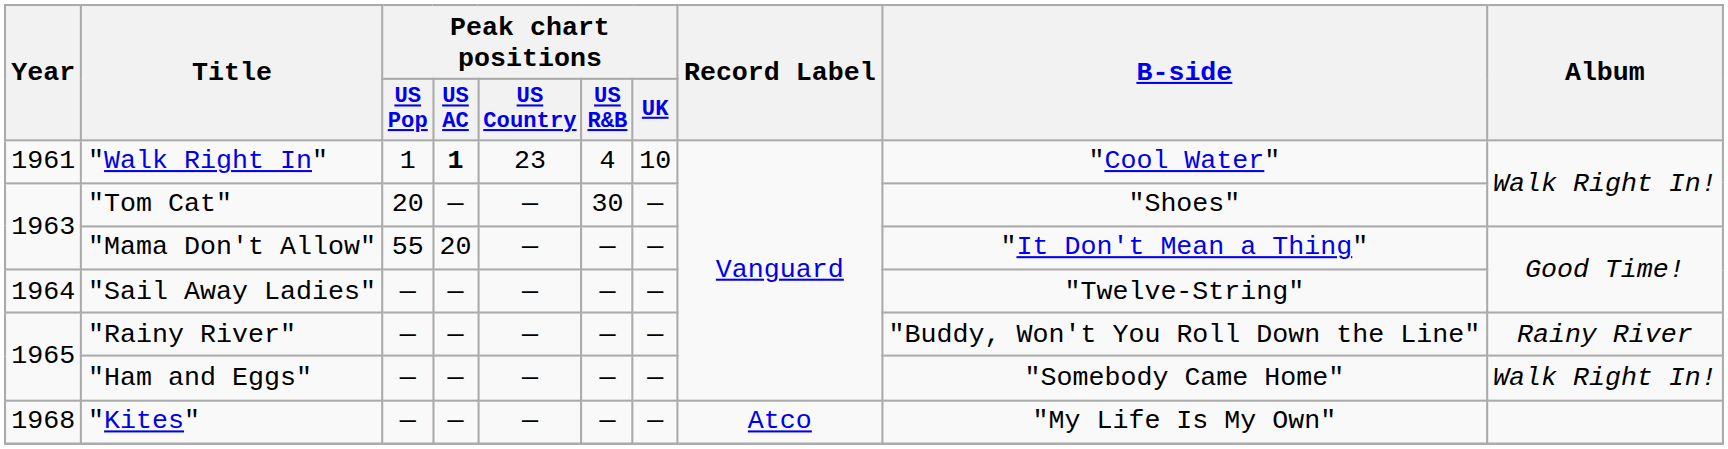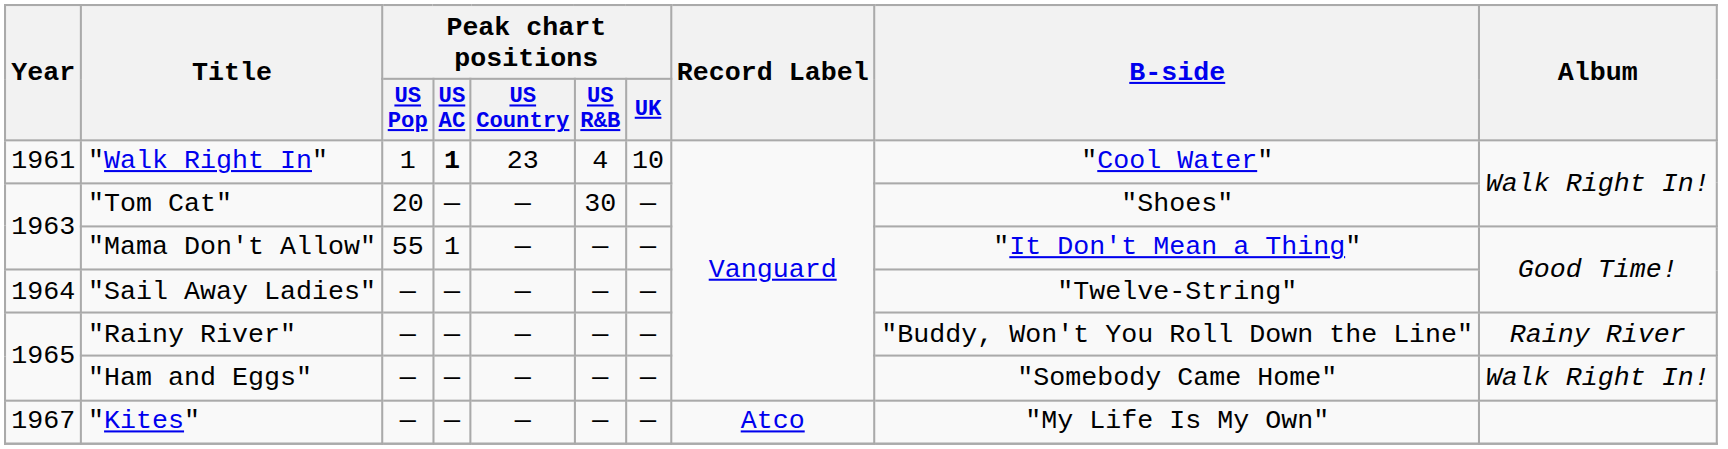(455, 248) 20 -> (452, 248) 1
(43, 422) 1968 -> (43, 422) 1967
